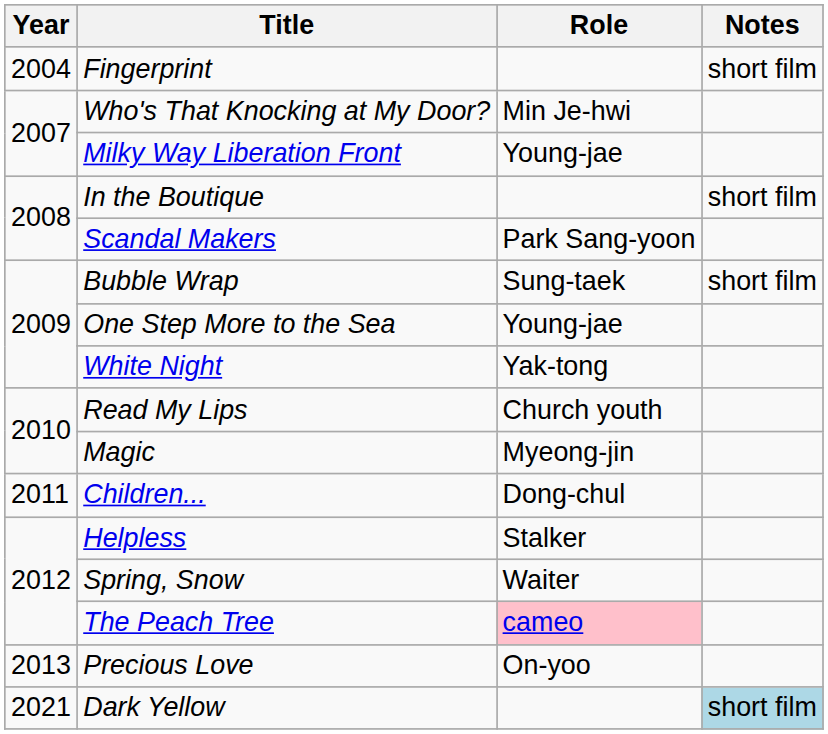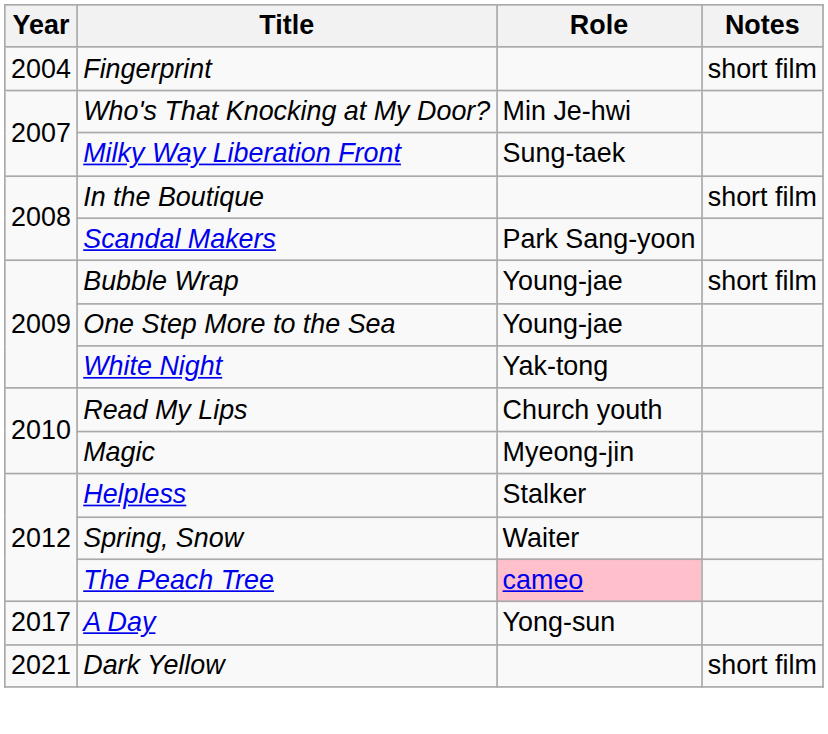(563, 153) Young-jae -> (564, 153) Sung-taek
(564, 281) Sung-taek -> (563, 281) Young-jae
- row: (144, 494)
- row: (168, 665)
+ row: (119, 622)
(762, 707) lightblue background -> (762, 665) no background
